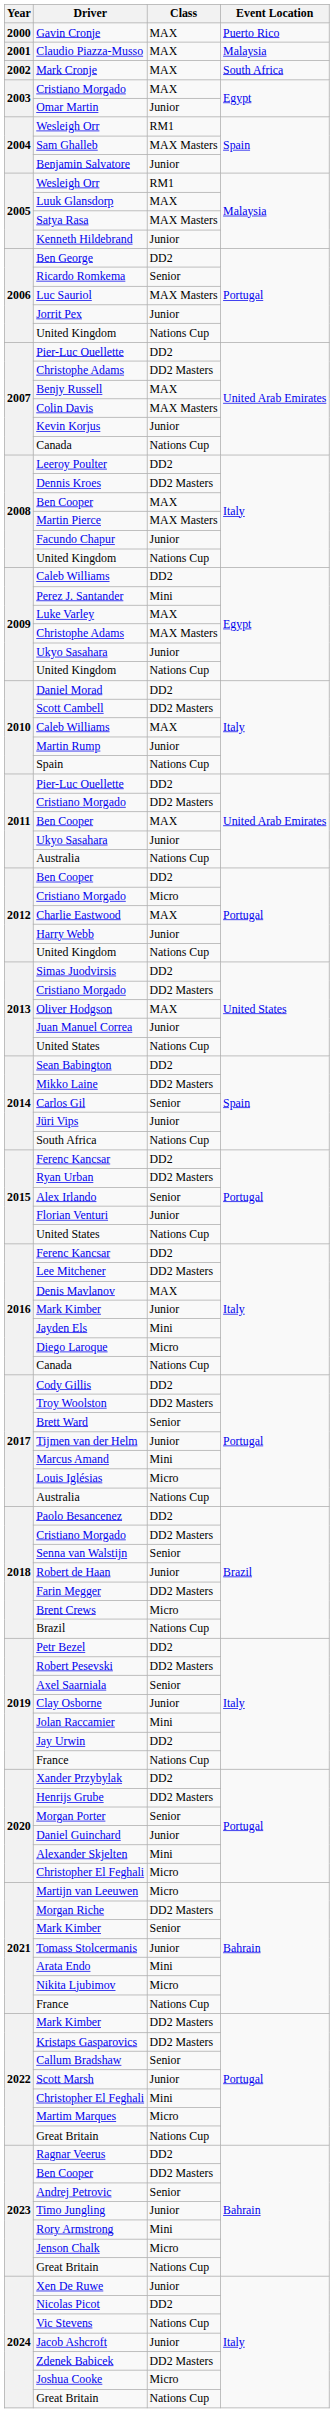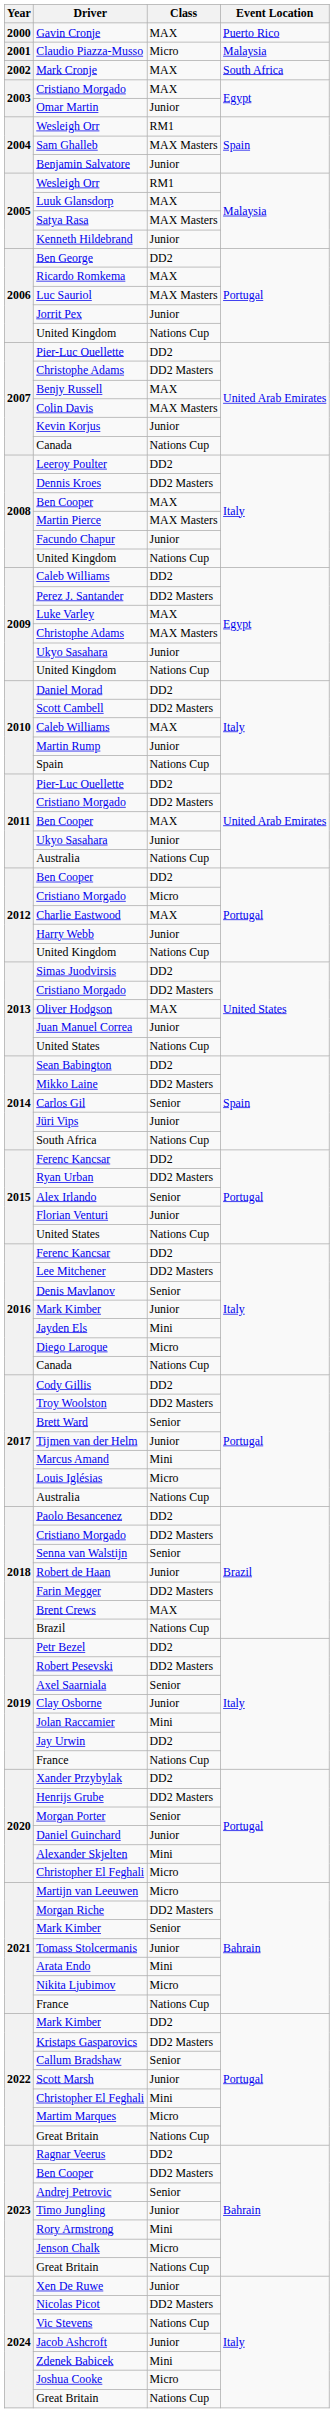(163, 51) MAX -> (164, 51) Micro
(165, 276) Senior -> (163, 276) MAX
(161, 595) Mini -> (181, 595) DD2 Masters
(163, 1290) MAX -> (165, 1290) Senior
(164, 1609) Micro -> (163, 1609) MAX
(181, 2023) DD2 Masters -> (161, 2023) DD2
(161, 2304) DD2 -> (181, 2304) DD2 Masters
(181, 2361) DD2 Masters -> (161, 2361) Mini
